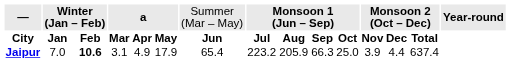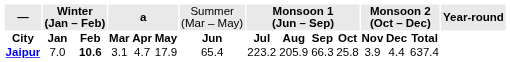(142, 52) 4.9 -> (142, 52) 4.7
(348, 52) 25.0 -> (348, 52) 25.8
